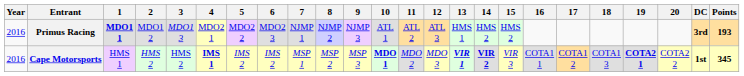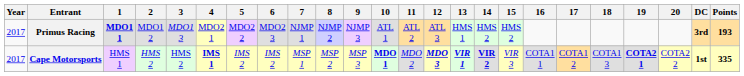(16, 32) 2016 -> (16, 32) 2017
(16, 58) 2016 -> (16, 58) 2017
(437, 58) normal -> (437, 58) bold
(724, 58) 345 -> (725, 58) 335
